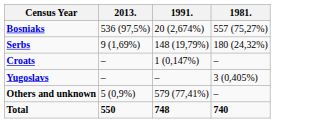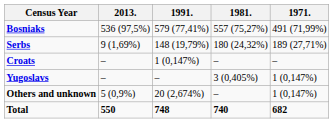+ column: (300, 12)
(179, 29) 20 (2,674%) -> (182, 29) 579 (77,41%)
(182, 94) 579 (77,41%) -> (179, 94) 20 (2,674%)
